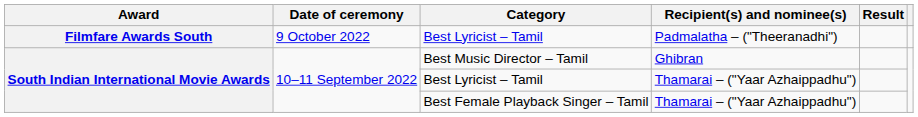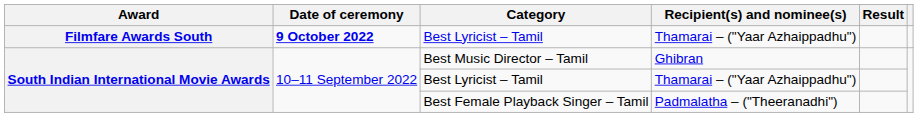(323, 36) normal -> (325, 36) bold
(746, 36) Padmalatha – ("Theeranadhi") -> (755, 36) Thamarai – ("Yaar Azhaippadhu")
(755, 101) Thamarai – ("Yaar Azhaippadhu") -> (746, 101) Padmalatha – ("Theeranadhi")
